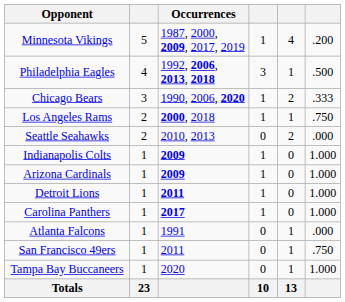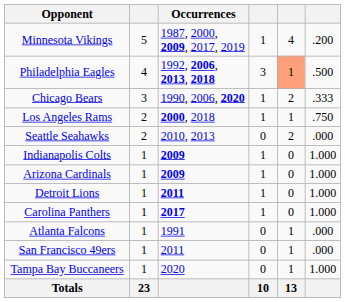(291, 72) no background -> (291, 72) lightsalmon background
(323, 250) .750 -> (323, 250) .000
